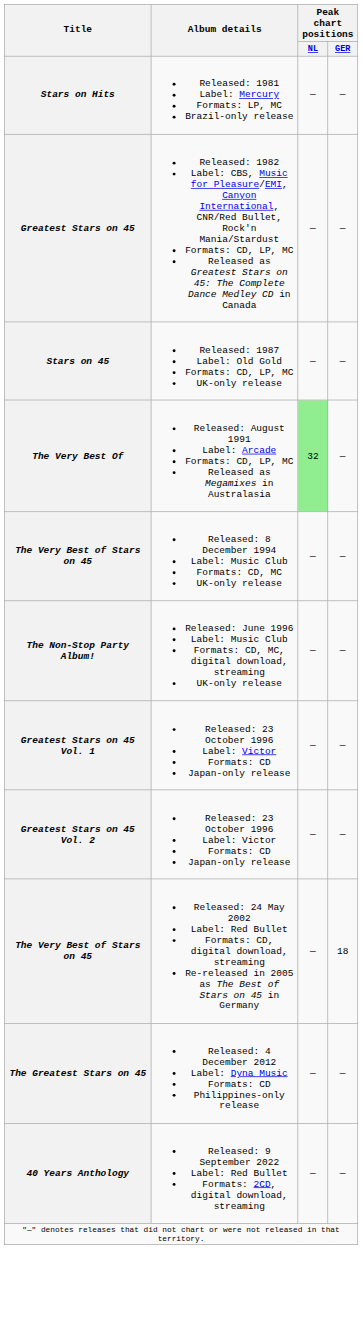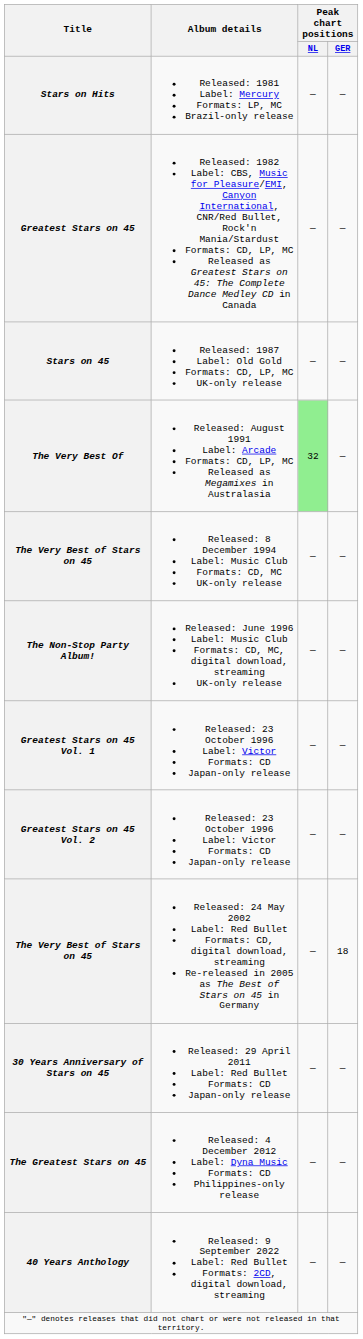+ row: (78, 1068)
